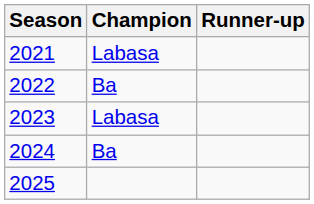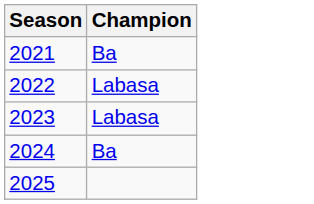- column: (253, 20)
(125, 53) Labasa -> (104, 53) Ba
(104, 85) Ba -> (125, 85) Labasa
